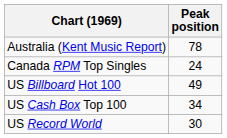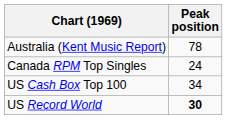- row: (64, 85)
(195, 124) normal -> (195, 104) bold
